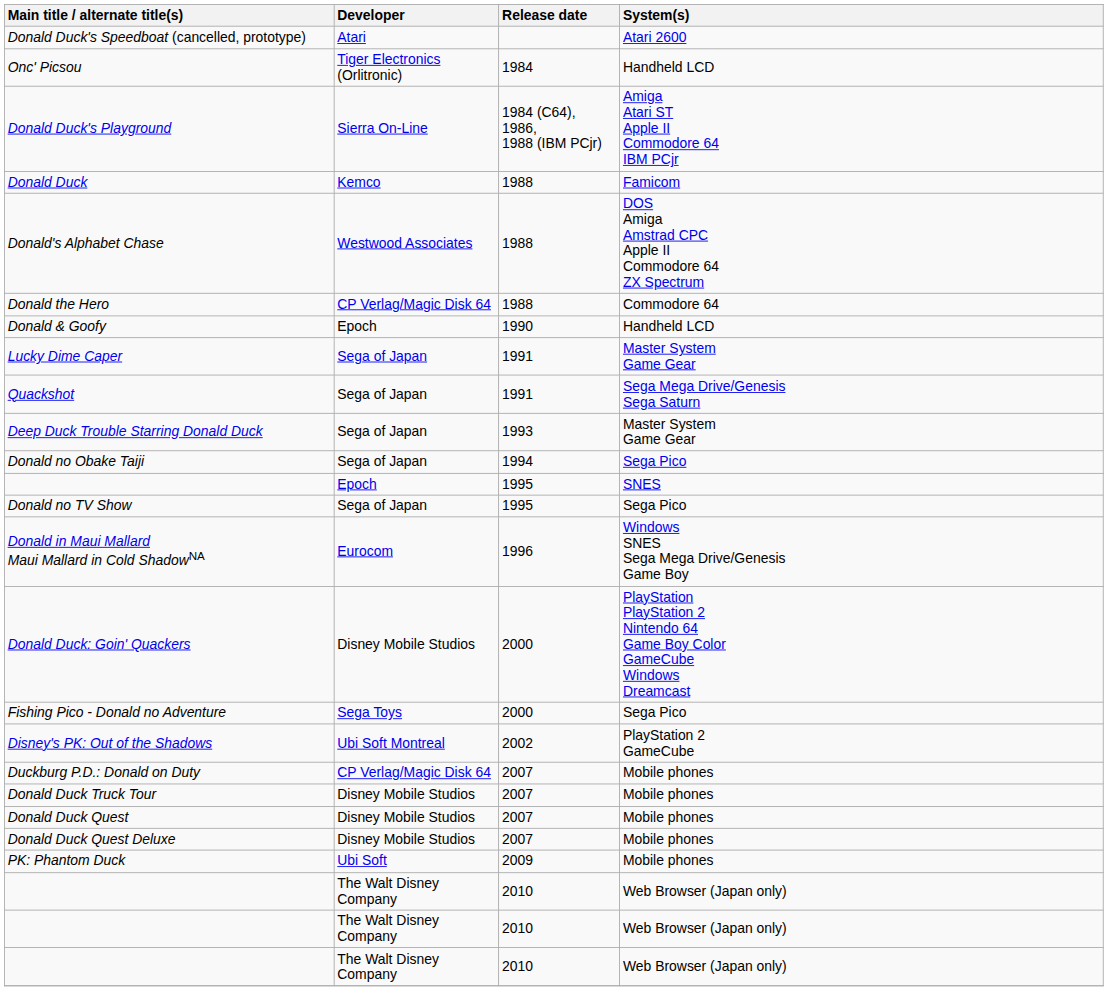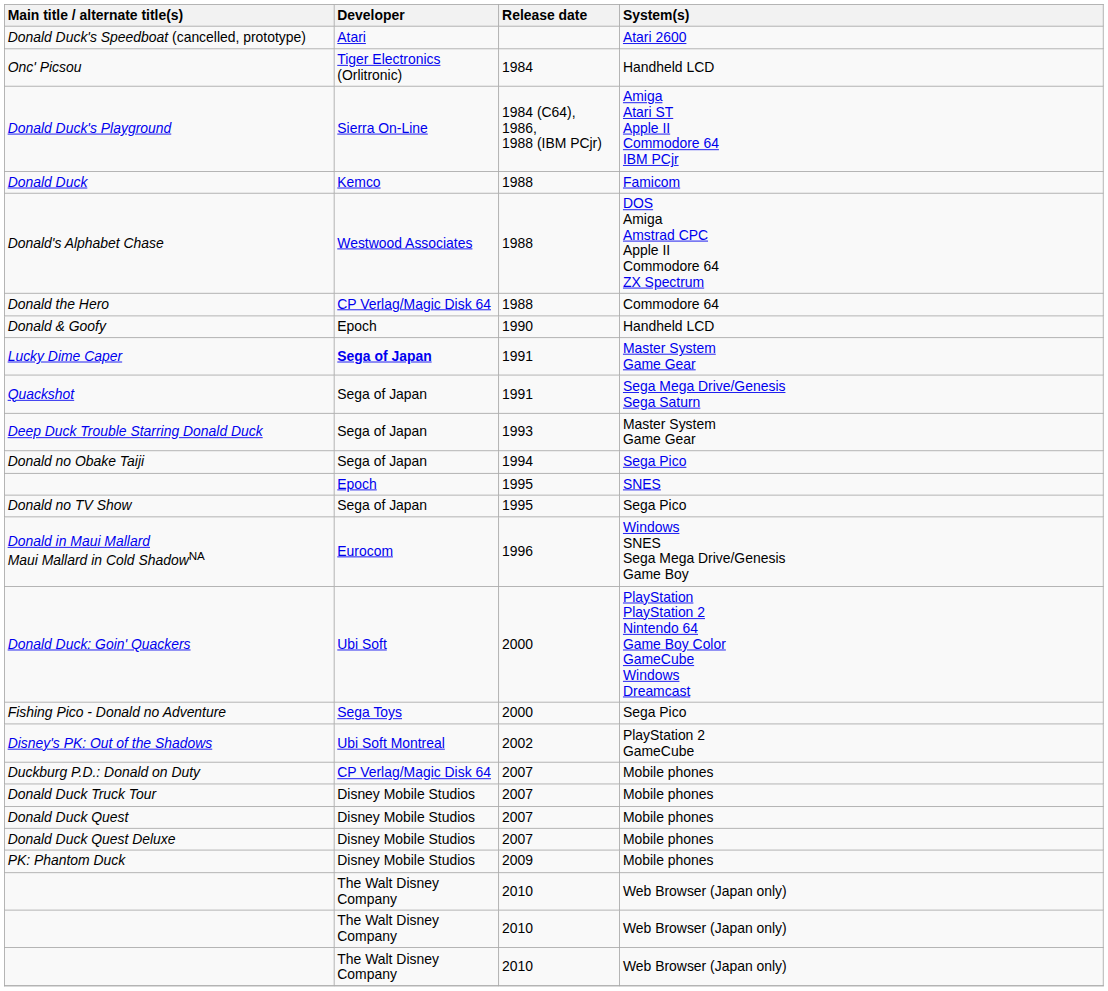(382, 356) normal -> (384, 356) bold
(406, 644) Disney Mobile Studios -> (362, 644) Ubi Soft
(362, 861) Ubi Soft -> (406, 861) Disney Mobile Studios
